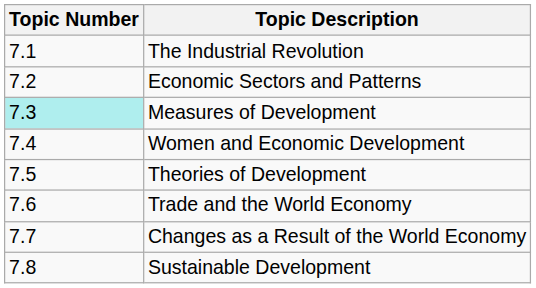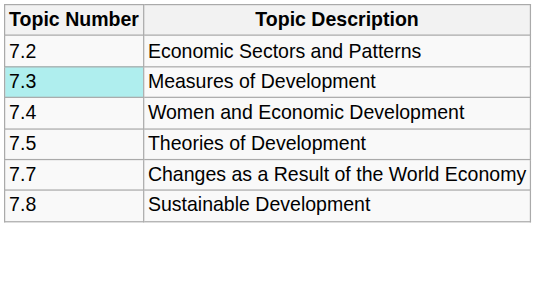- row: (256, 50)
- row: (280, 205)
